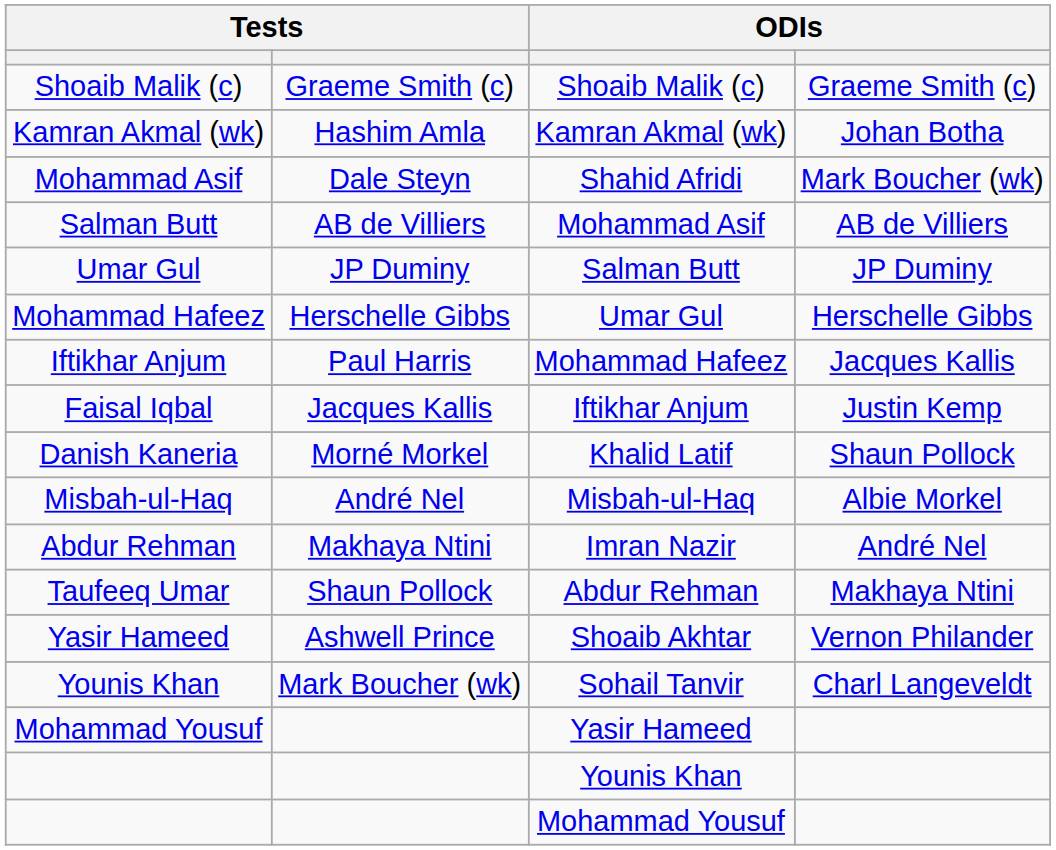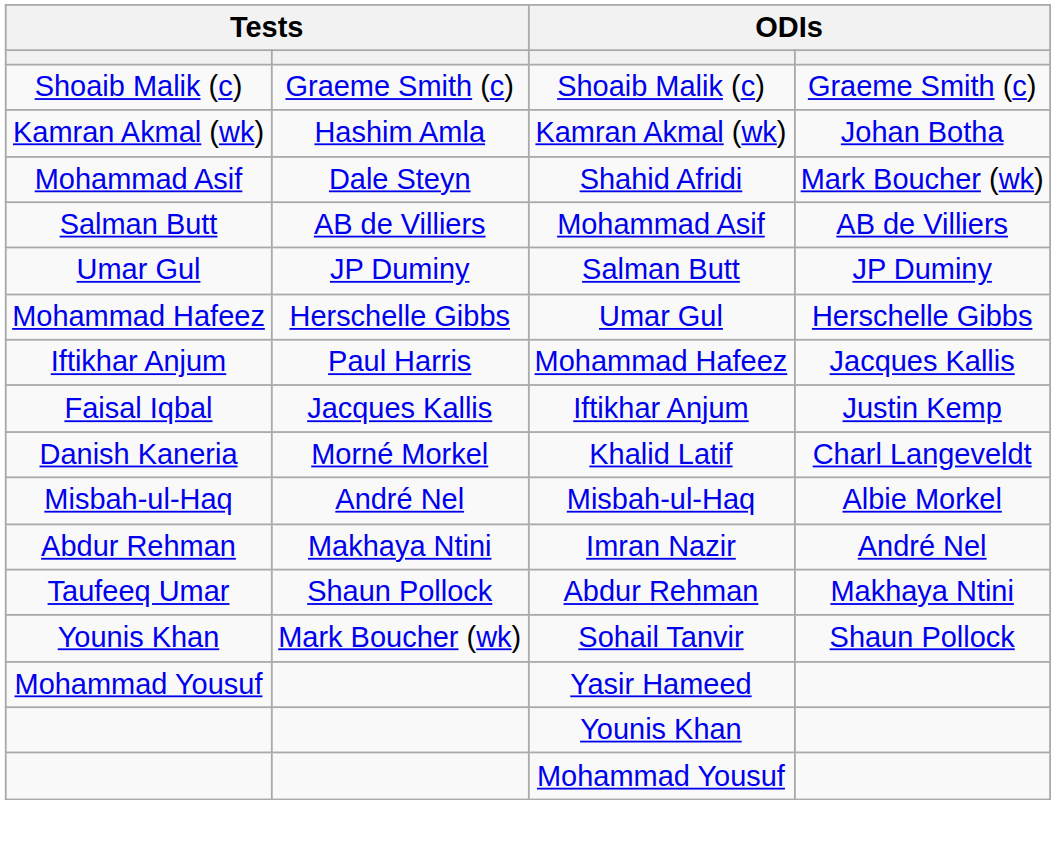(922, 454) Shaun Pollock -> (922, 454) Charl Langeveldt
- row: (661, 637)
(922, 683) Charl Langeveldt -> (922, 637) Shaun Pollock
